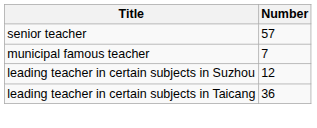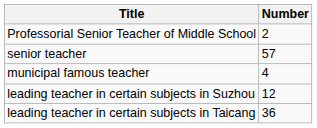+ row: (132, 34)
(265, 53) 7 -> (265, 73) 4
